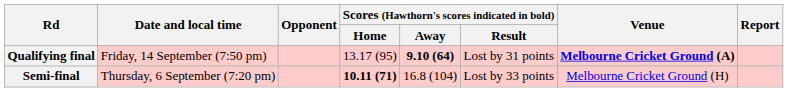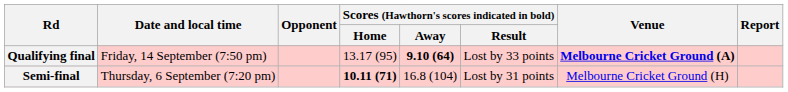(509, 55) Lost by 31 points -> (509, 55) Lost by 33 points
(509, 76) Lost by 33 points -> (509, 76) Lost by 31 points
